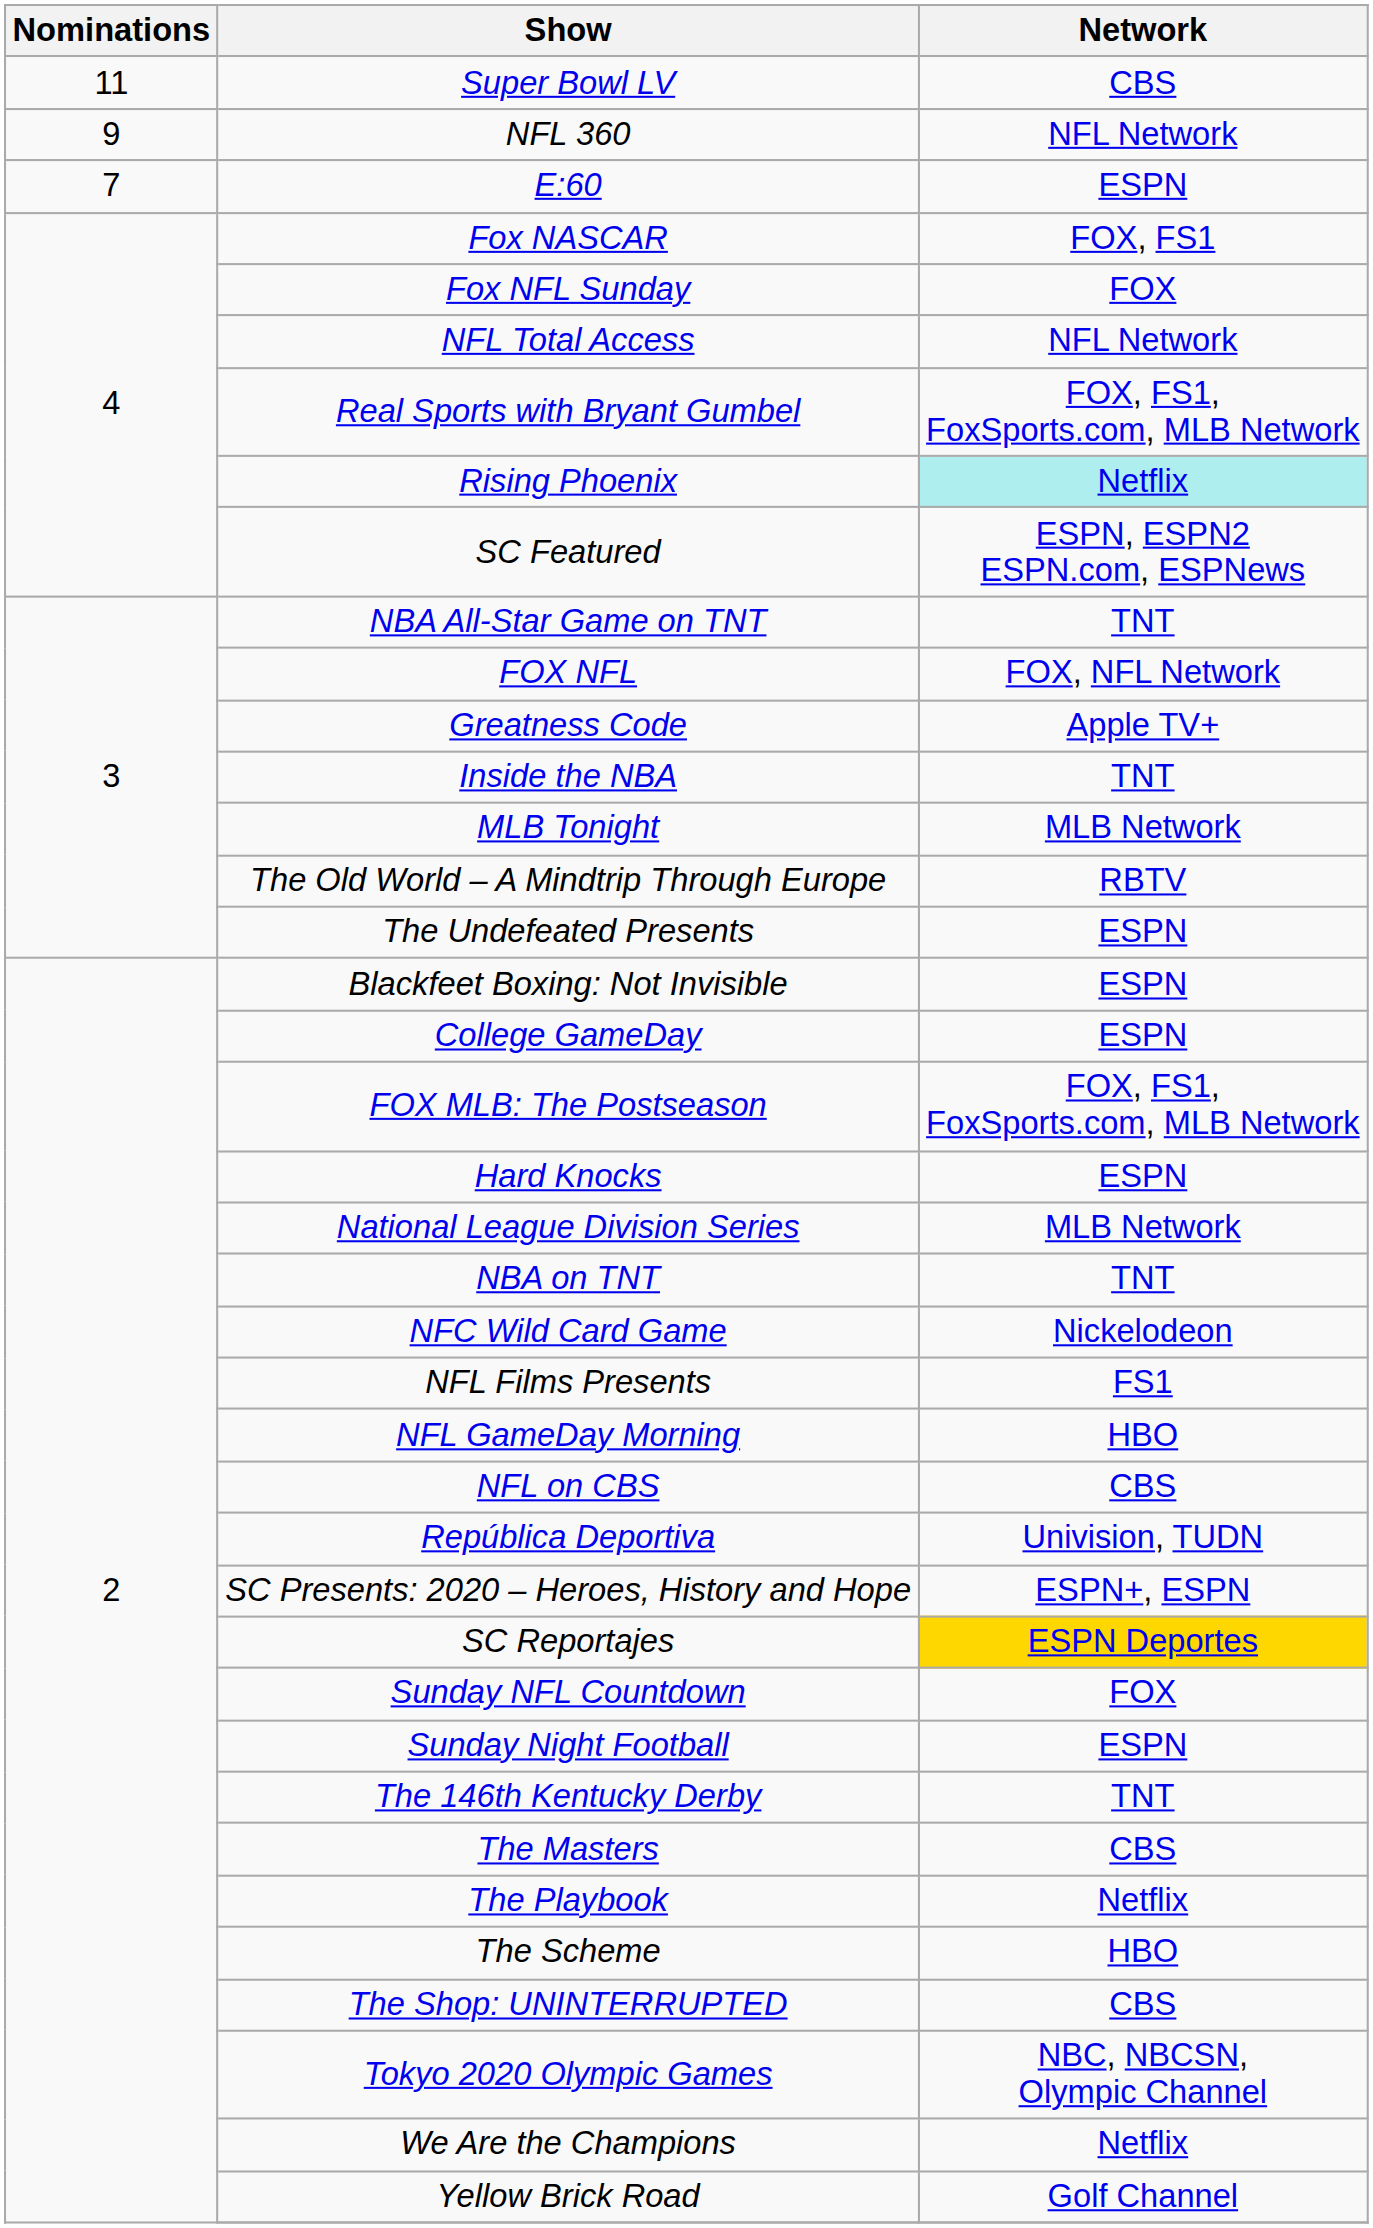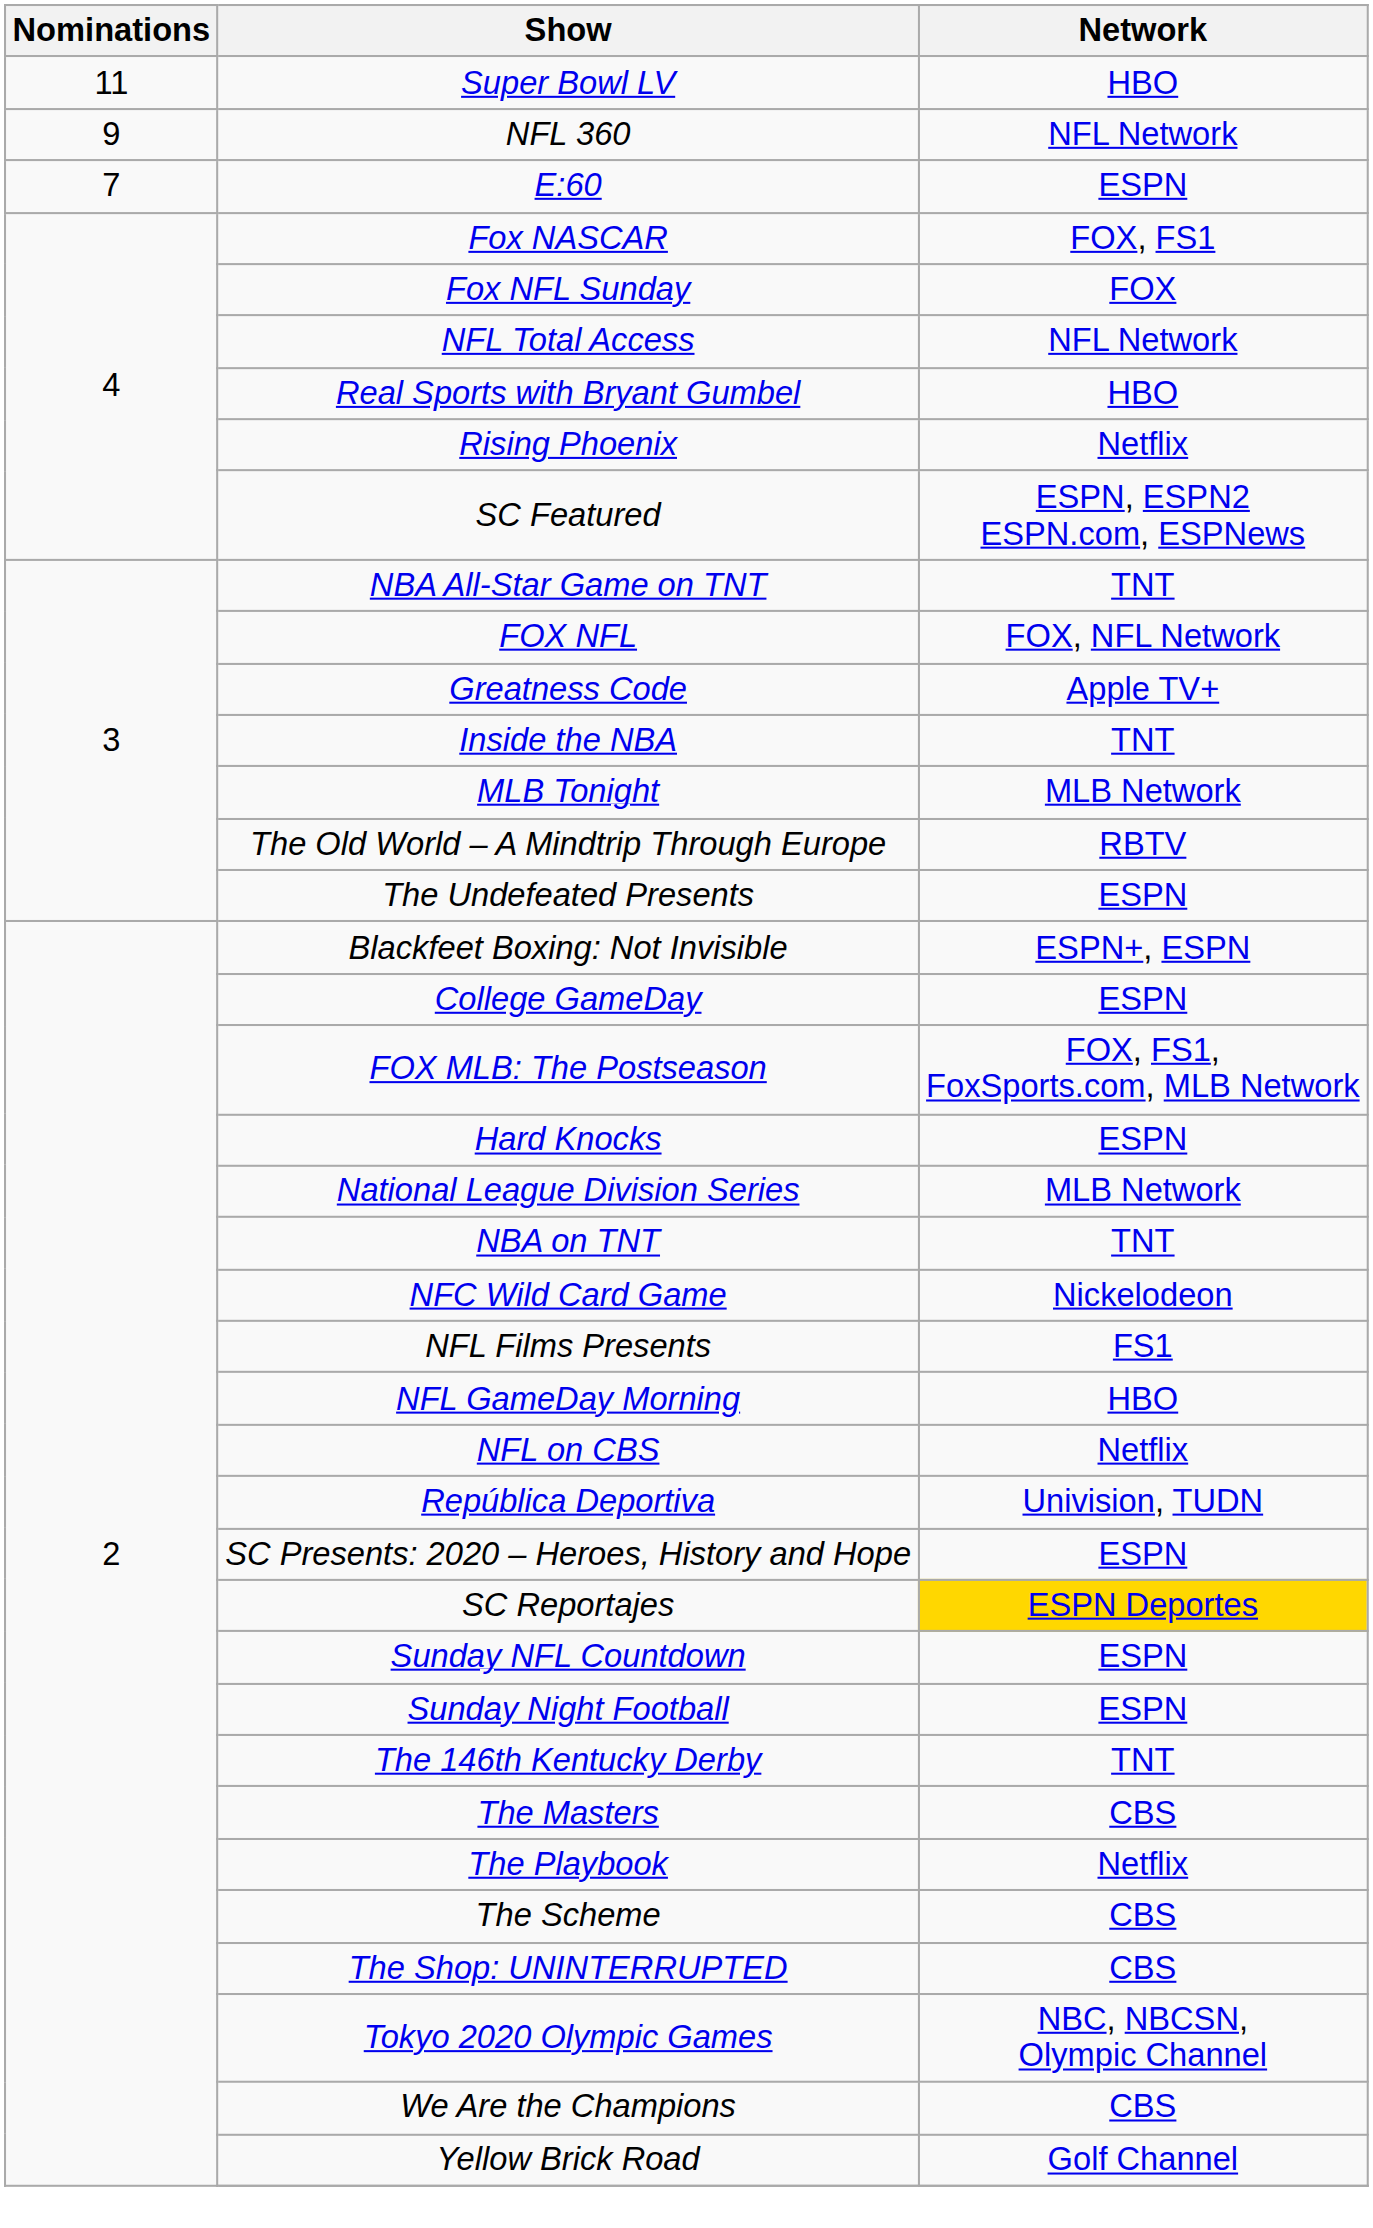(1143, 82) CBS -> (1143, 82) HBO
(1143, 411) FOX, FS1, FoxSports.com, MLB Network -> (1143, 392) HBO
(1143, 481) paleturquoise background -> (1143, 444) no background
(1143, 983) ESPN -> (1143, 947) ESPN+, ESPN
(1143, 1486) CBS -> (1143, 1449) Netflix
(1143, 1589) ESPN+, ESPN -> (1143, 1553) ESPN
(1143, 1693) FOX -> (1143, 1656) ESPN
(1143, 1952) HBO -> (1143, 1915) CBS
(1143, 2144) Netflix -> (1143, 2107) CBS
